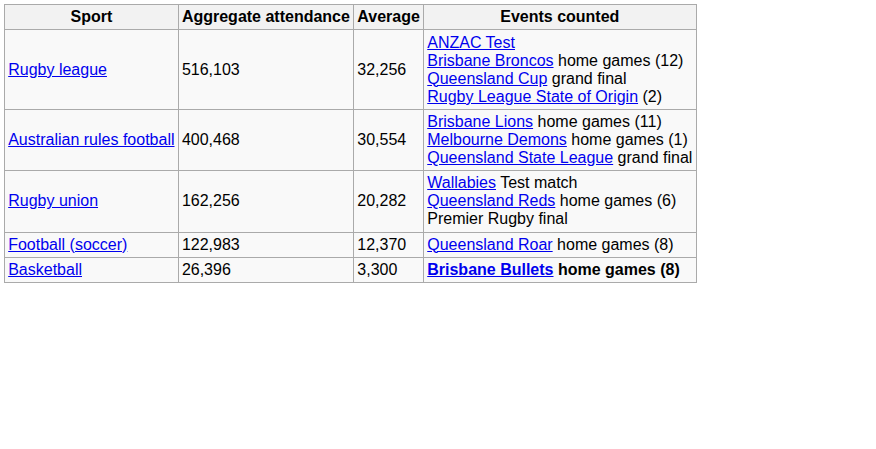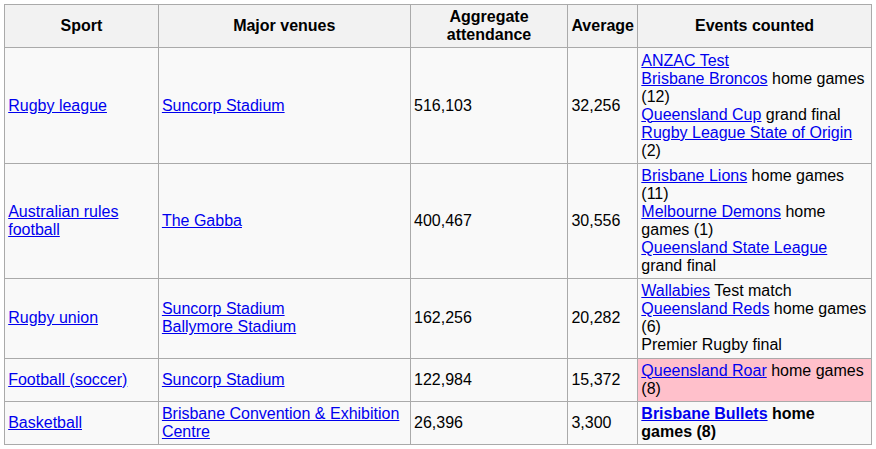+ column: (284, 26)
(211, 139) 400,468 -> (443, 220) 400,467
(382, 139) 30,554 -> (596, 220) 30,556
(211, 244) 122,983 -> (443, 379) 122,984
(382, 244) 12,370 -> (596, 379) 15,372
(550, 244) no background -> (753, 379) pink background
